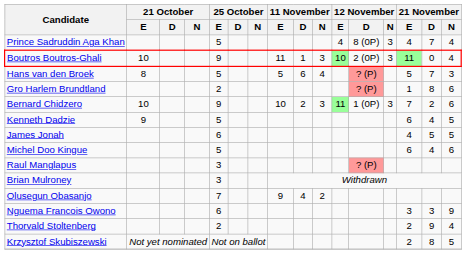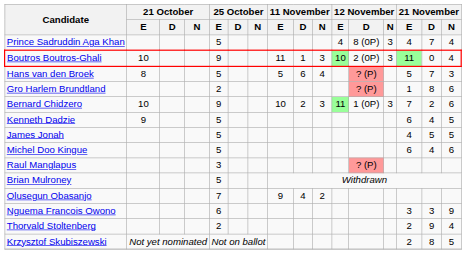(219, 135) 6 -> (219, 135) 5
(219, 180) 3 -> (219, 180) 5
